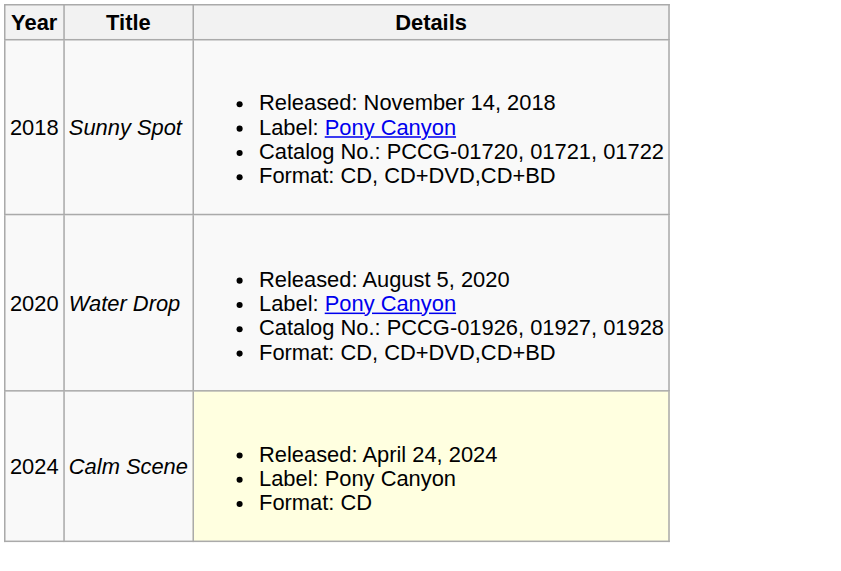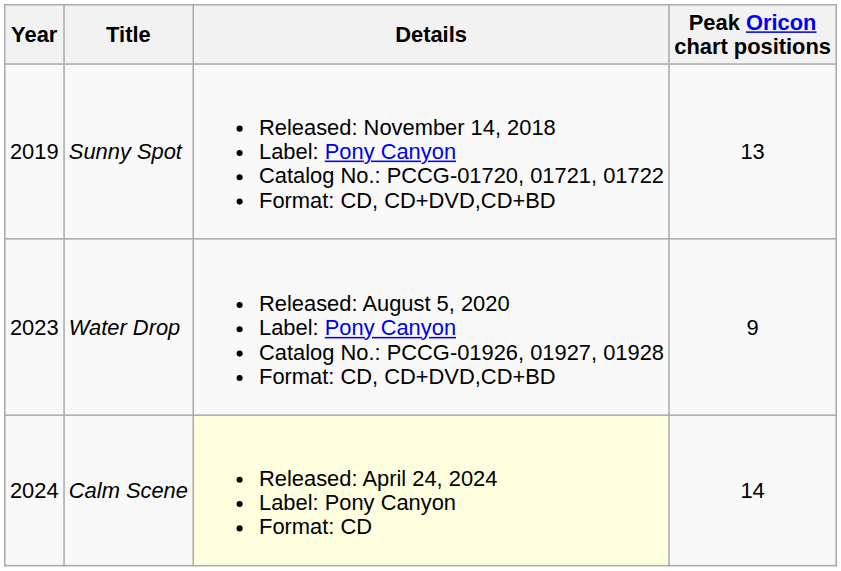+ column: (753, 35)
(34, 128) 2018 -> (34, 152) 2019
(34, 303) 2020 -> (34, 327) 2023
